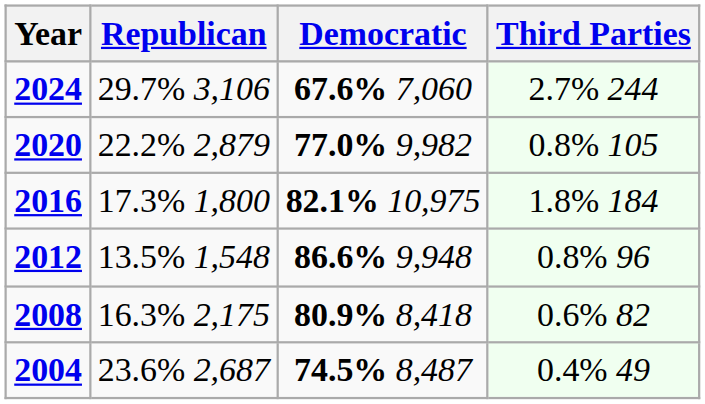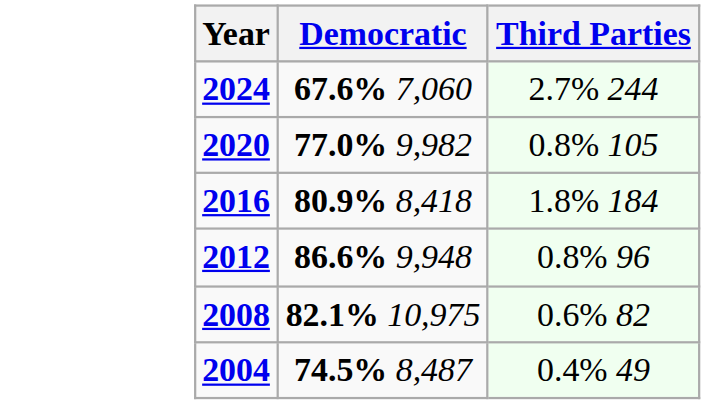- column: (184, 33)
(383, 200) 82.1% 10,975 -> (383, 200) 80.9% 8,418
(383, 312) 80.9% 8,418 -> (383, 312) 82.1% 10,975
